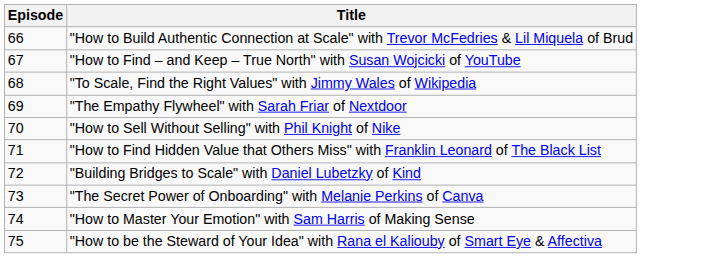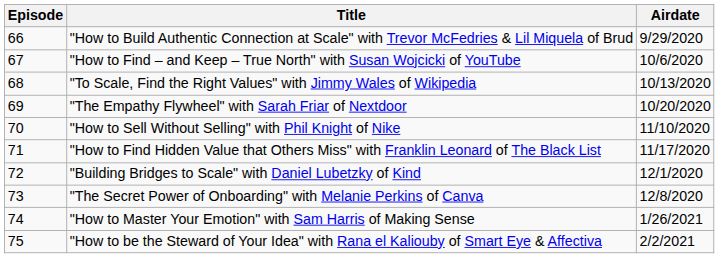+ column: (675, 15)
